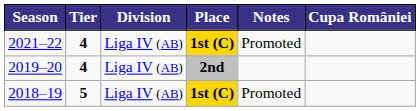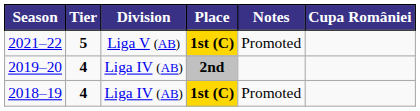(83, 43) 4 -> (83, 43) 5
(144, 43) Liga IV (AB) -> (144, 43) Liga V (AB)
(83, 93) 5 -> (83, 93) 4
